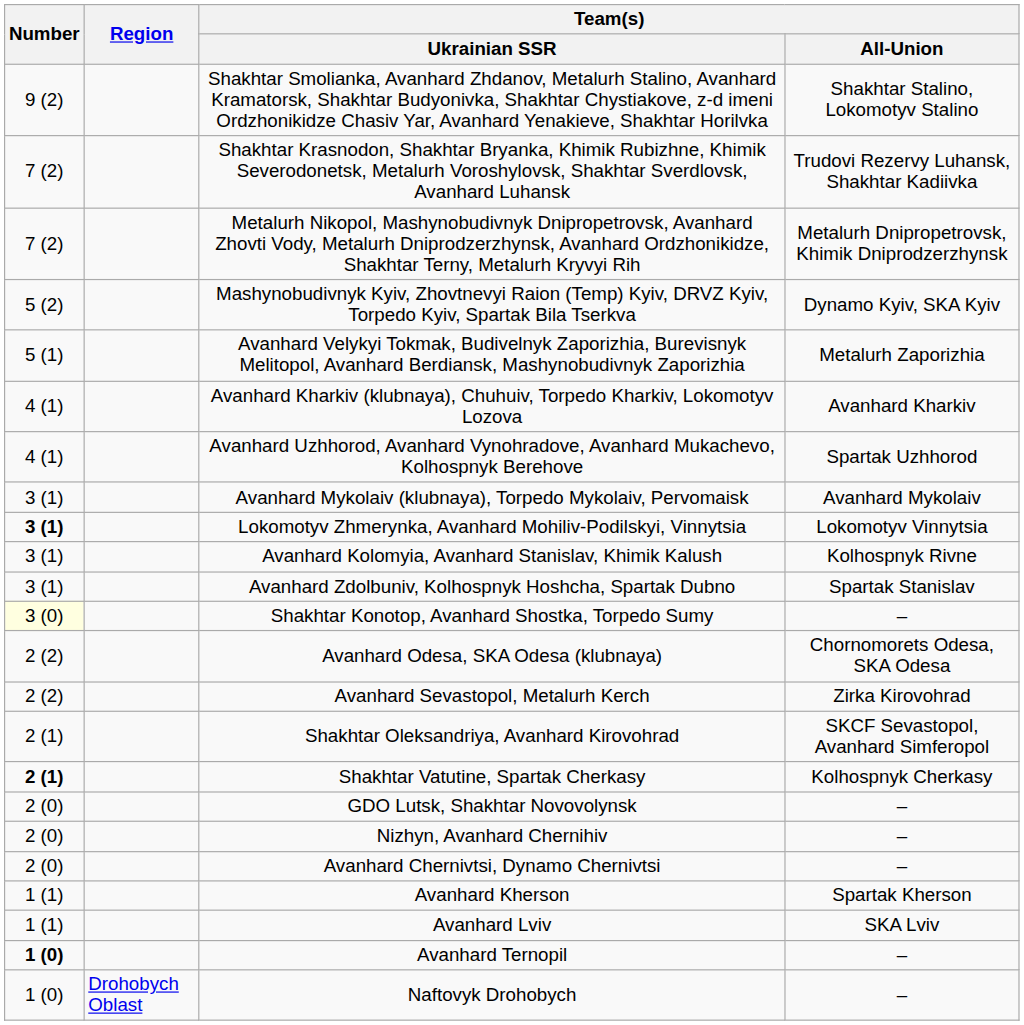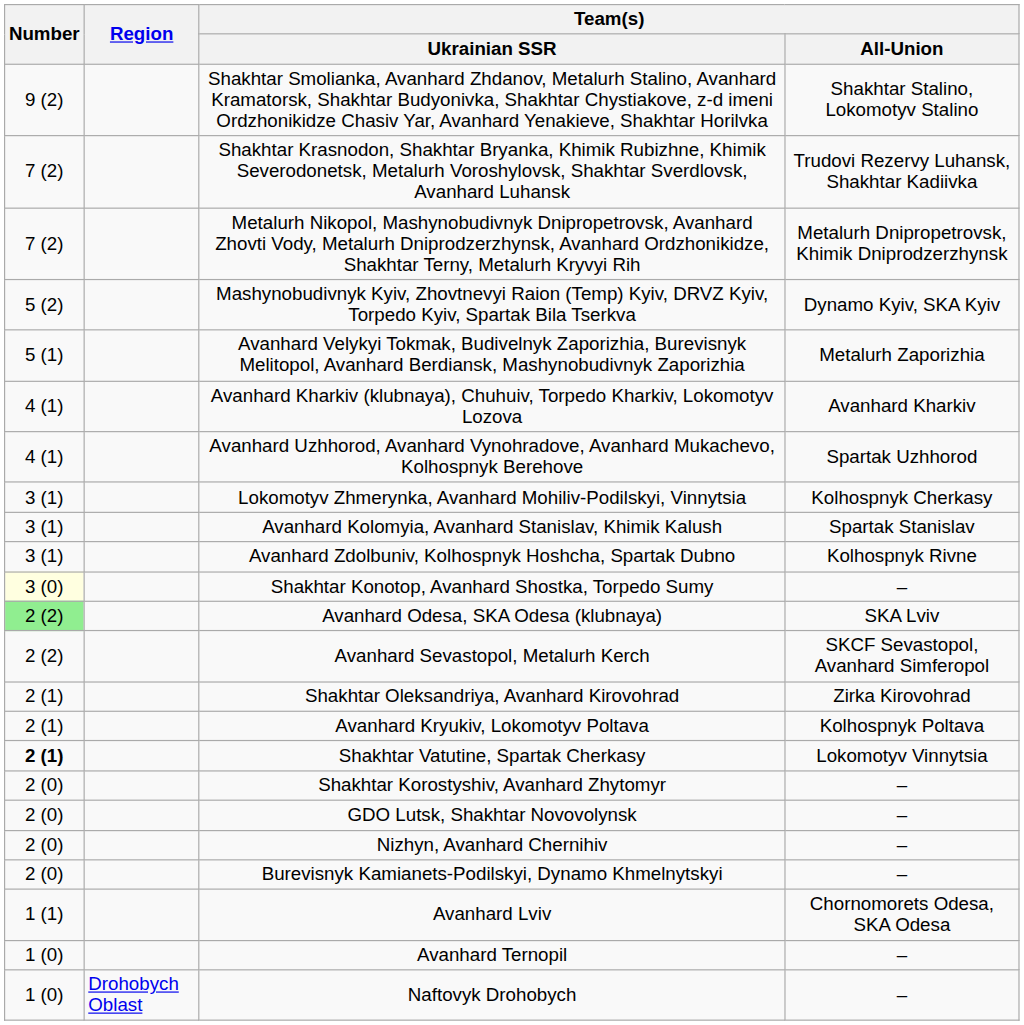- row: (492, 497)
(44, 526) bold -> (44, 497) normal
(902, 526) Lokomotyv Vinnytsia -> (902, 497) Kolhospnyk Cherkasy
(902, 556) Kolhospnyk Rivne -> (902, 526) Spartak Stanislav
(902, 586) Spartak Stanislav -> (902, 556) Kolhospnyk Rivne
(44, 656) no background -> (44, 615) lightgreen background
(902, 656) Chornomorets Odesa, SKA Odesa -> (902, 615) SKA Lviv
(902, 696) Zirka Kirovohrad -> (902, 656) SKCF Sevastopol, Avanhard Simferopol
(902, 736) SKCF Sevastopol, Avanhard Simferopol -> (902, 696) Zirka Kirovohrad
+ row: (492, 726)
(902, 776) Kolhospnyk Cherkasy -> (902, 755) Lokomotyv Vinnytsia
+ row: (492, 785)
+ row: (492, 874)
- row: (492, 865)
- row: (492, 895)
(902, 925) SKA Lviv -> (902, 914) Chornomorets Odesa, SKA Odesa
(44, 954) bold -> (44, 954) normal
